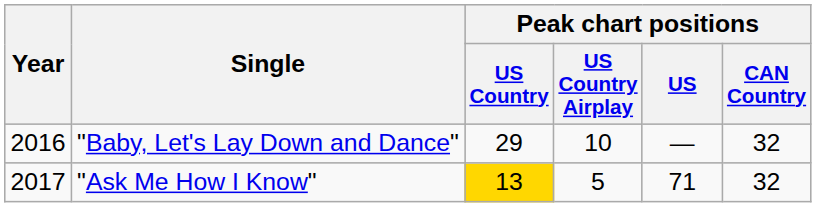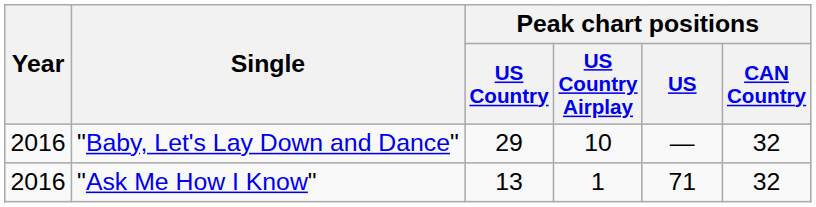(38, 182) 2017 -> (38, 182) 2016
(509, 182) gold background -> (509, 182) no background
(598, 182) 5 -> (598, 182) 1
